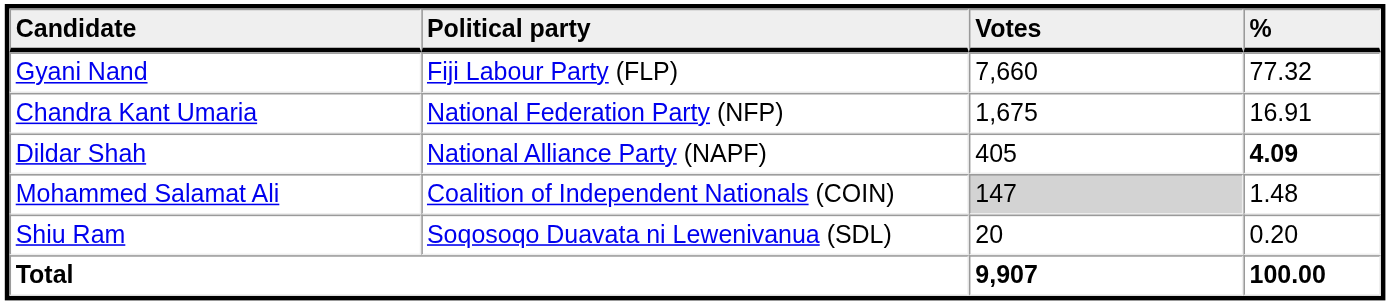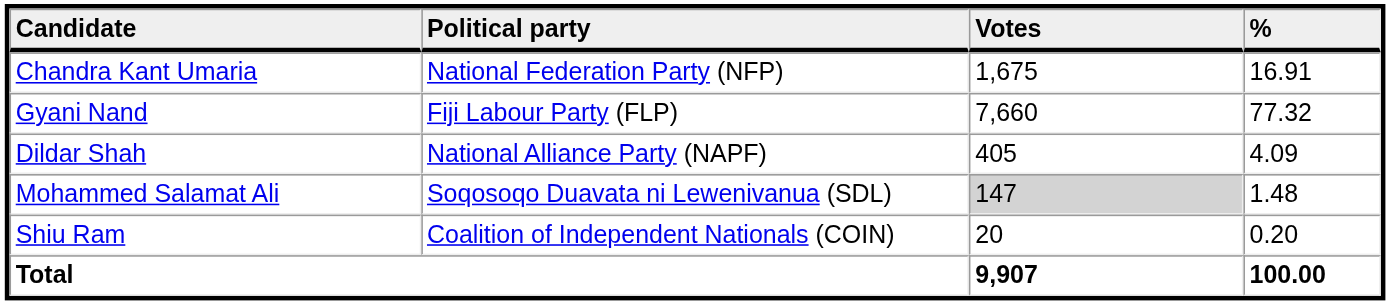rows swapped: (82, 72) <-> (136, 112)
(1274, 153) bold -> (1274, 153) normal
(661, 194) Coalition of Independent Nationals (COIN) -> (659, 194) Soqosoqo Duavata ni Lewenivanua (SDL)
(659, 234) Soqosoqo Duavata ni Lewenivanua (SDL) -> (661, 234) Coalition of Independent Nationals (COIN)
